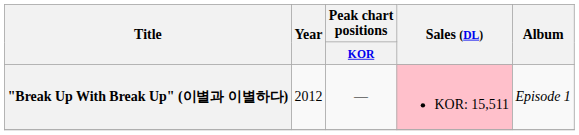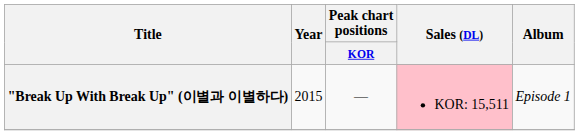(308, 97) 2012 -> (308, 97) 2015
